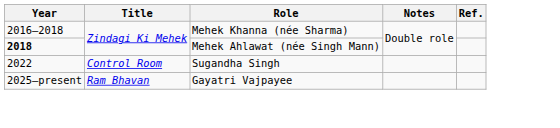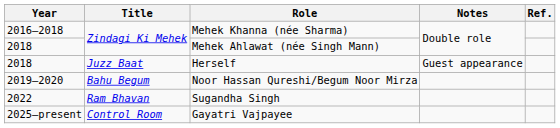(19, 47) bold -> (19, 47) normal
+ row: (214, 64)
+ row: (305, 81)
(125, 64) Control Room -> (118, 98) Ram Bhavan
(118, 81) Ram Bhavan -> (125, 115) Control Room
